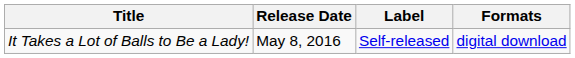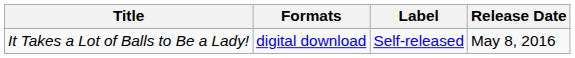columns swapped: (304, 16) <-> (512, 16)
